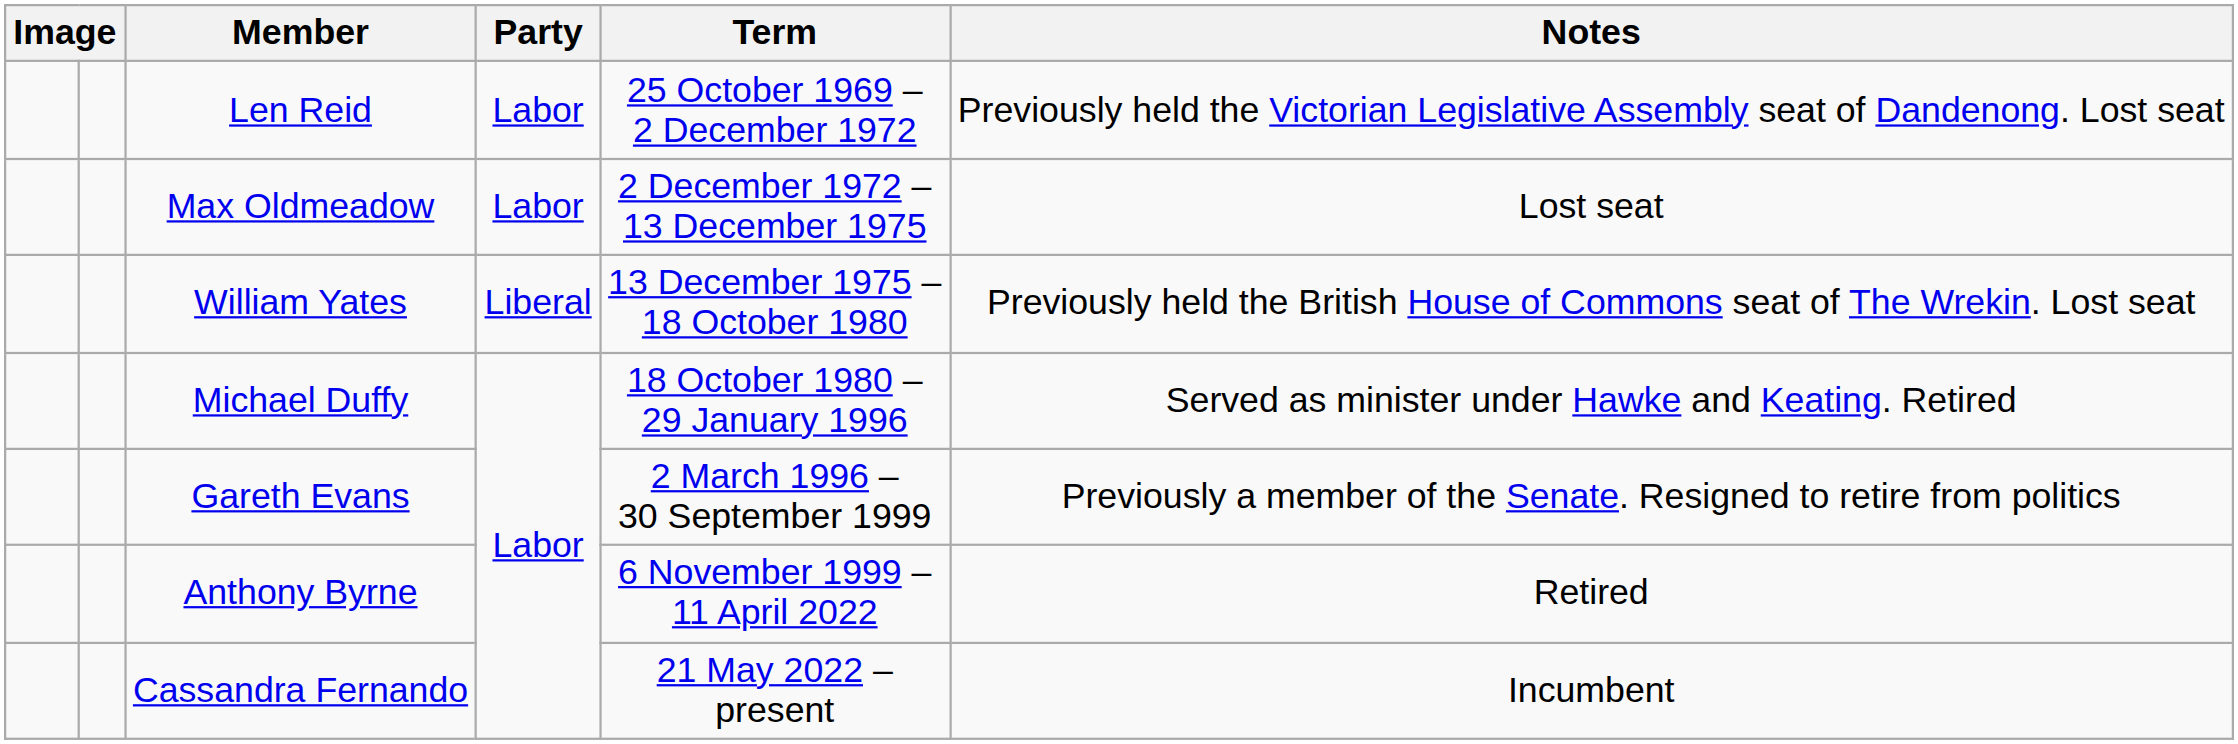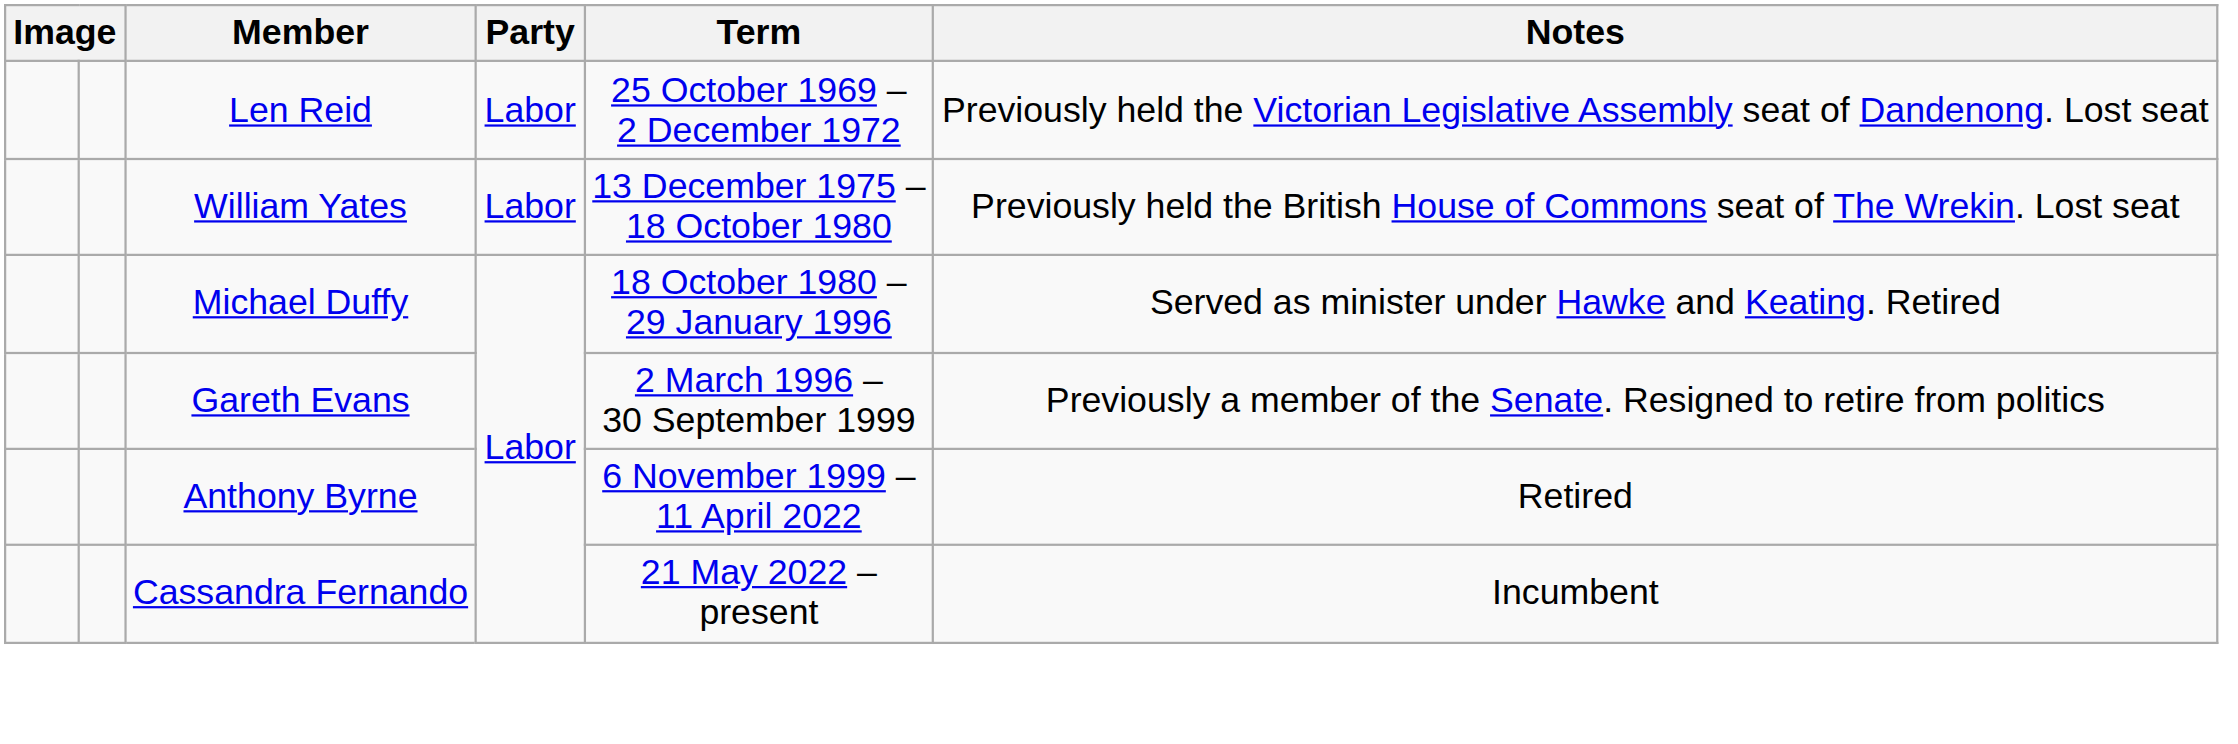- row: (301, 206)
(538, 302) Liberal -> (530, 206) Labor
